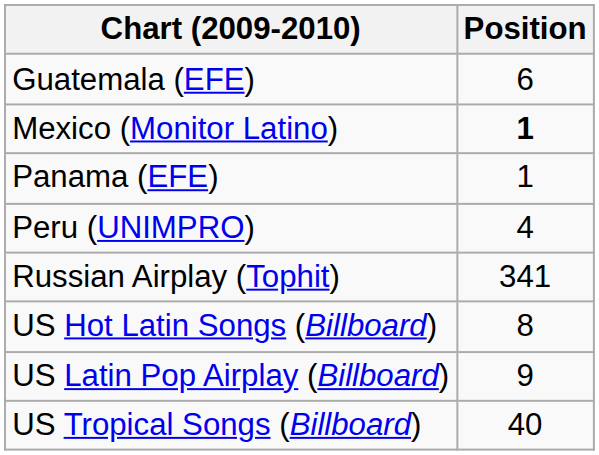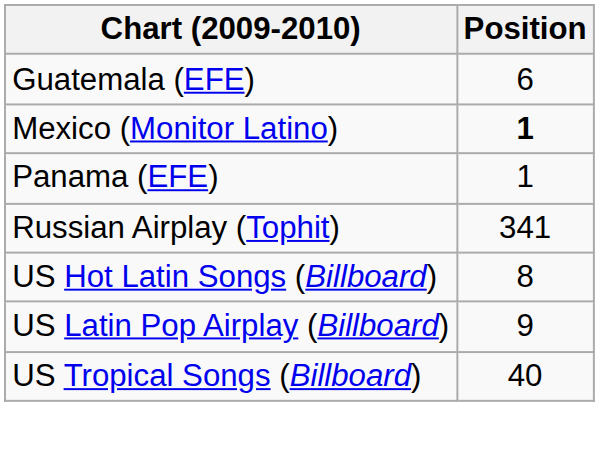- row: (134, 227)
